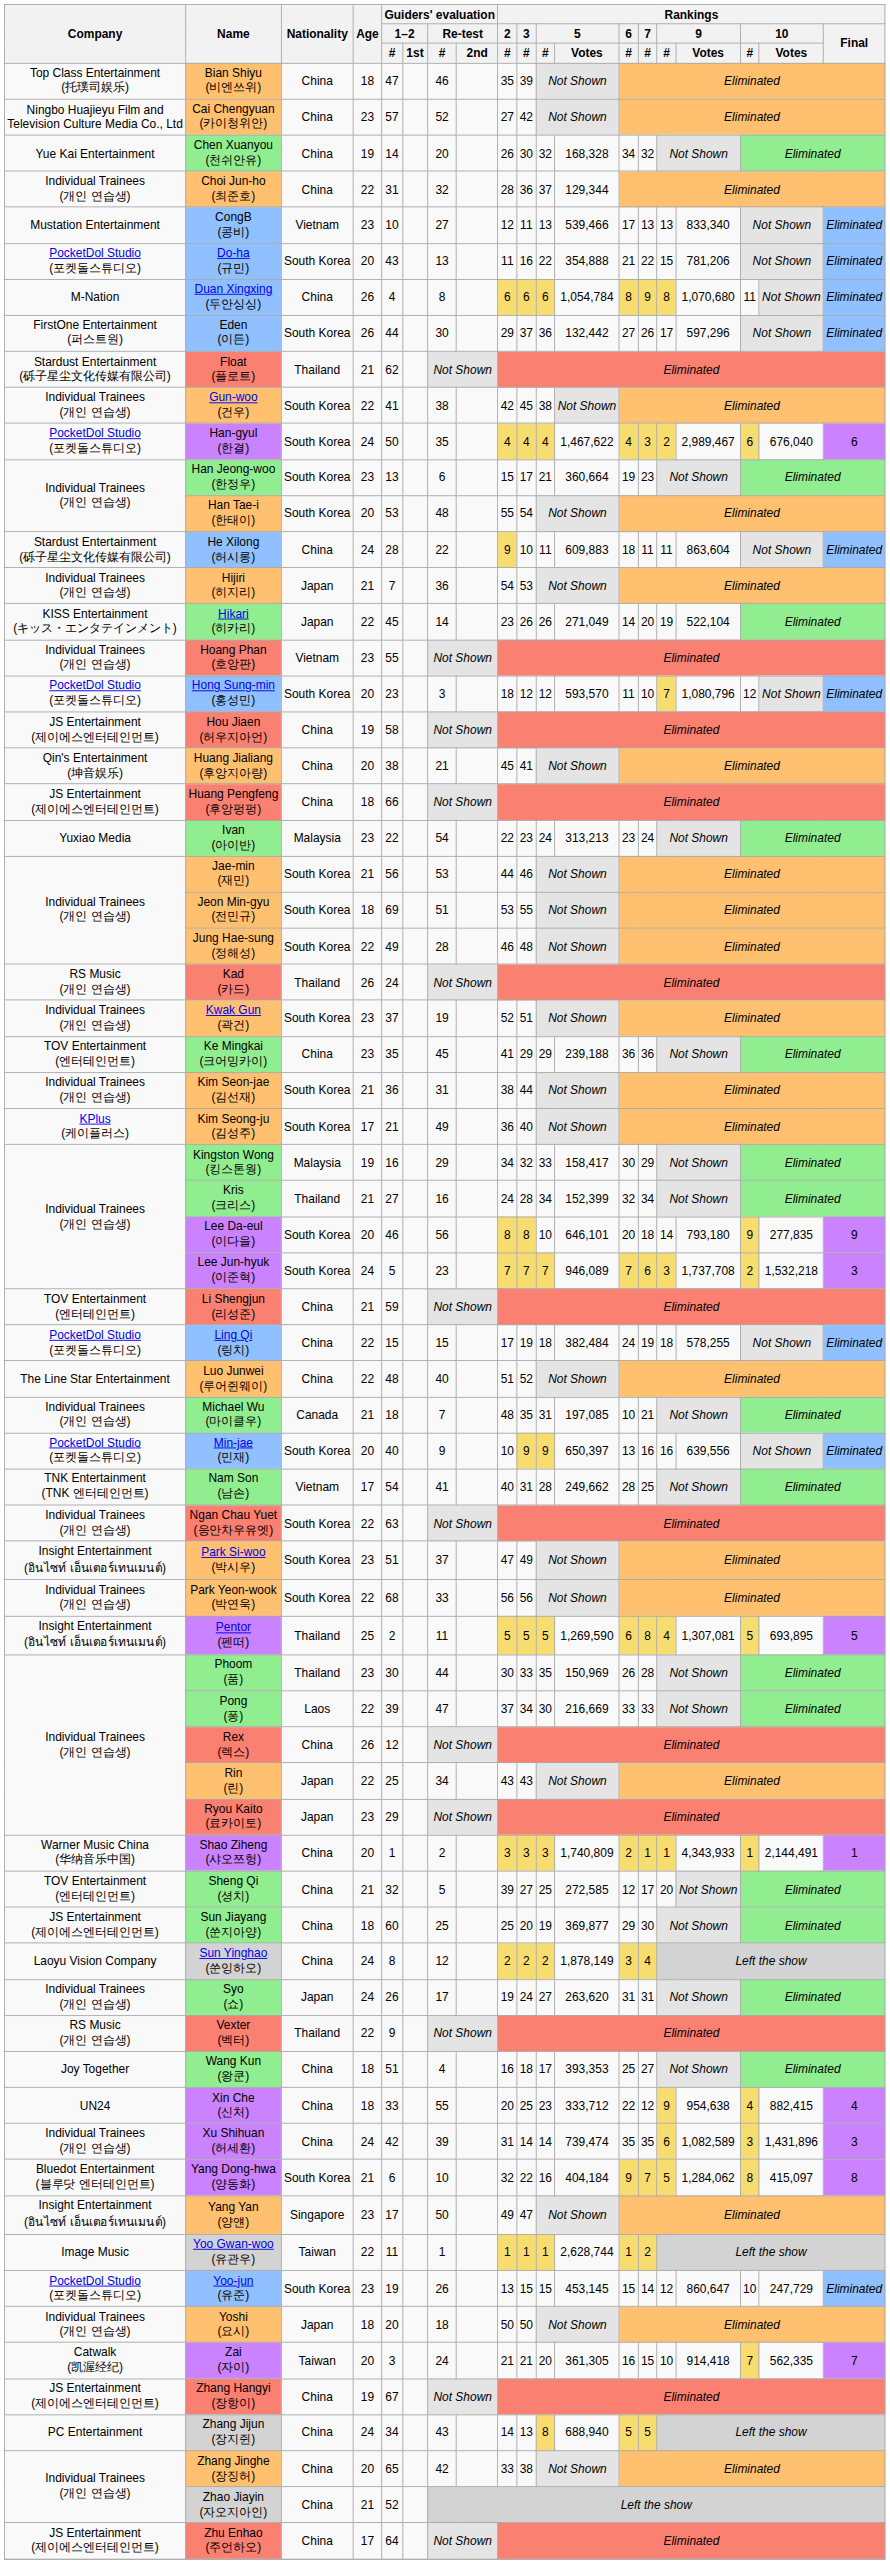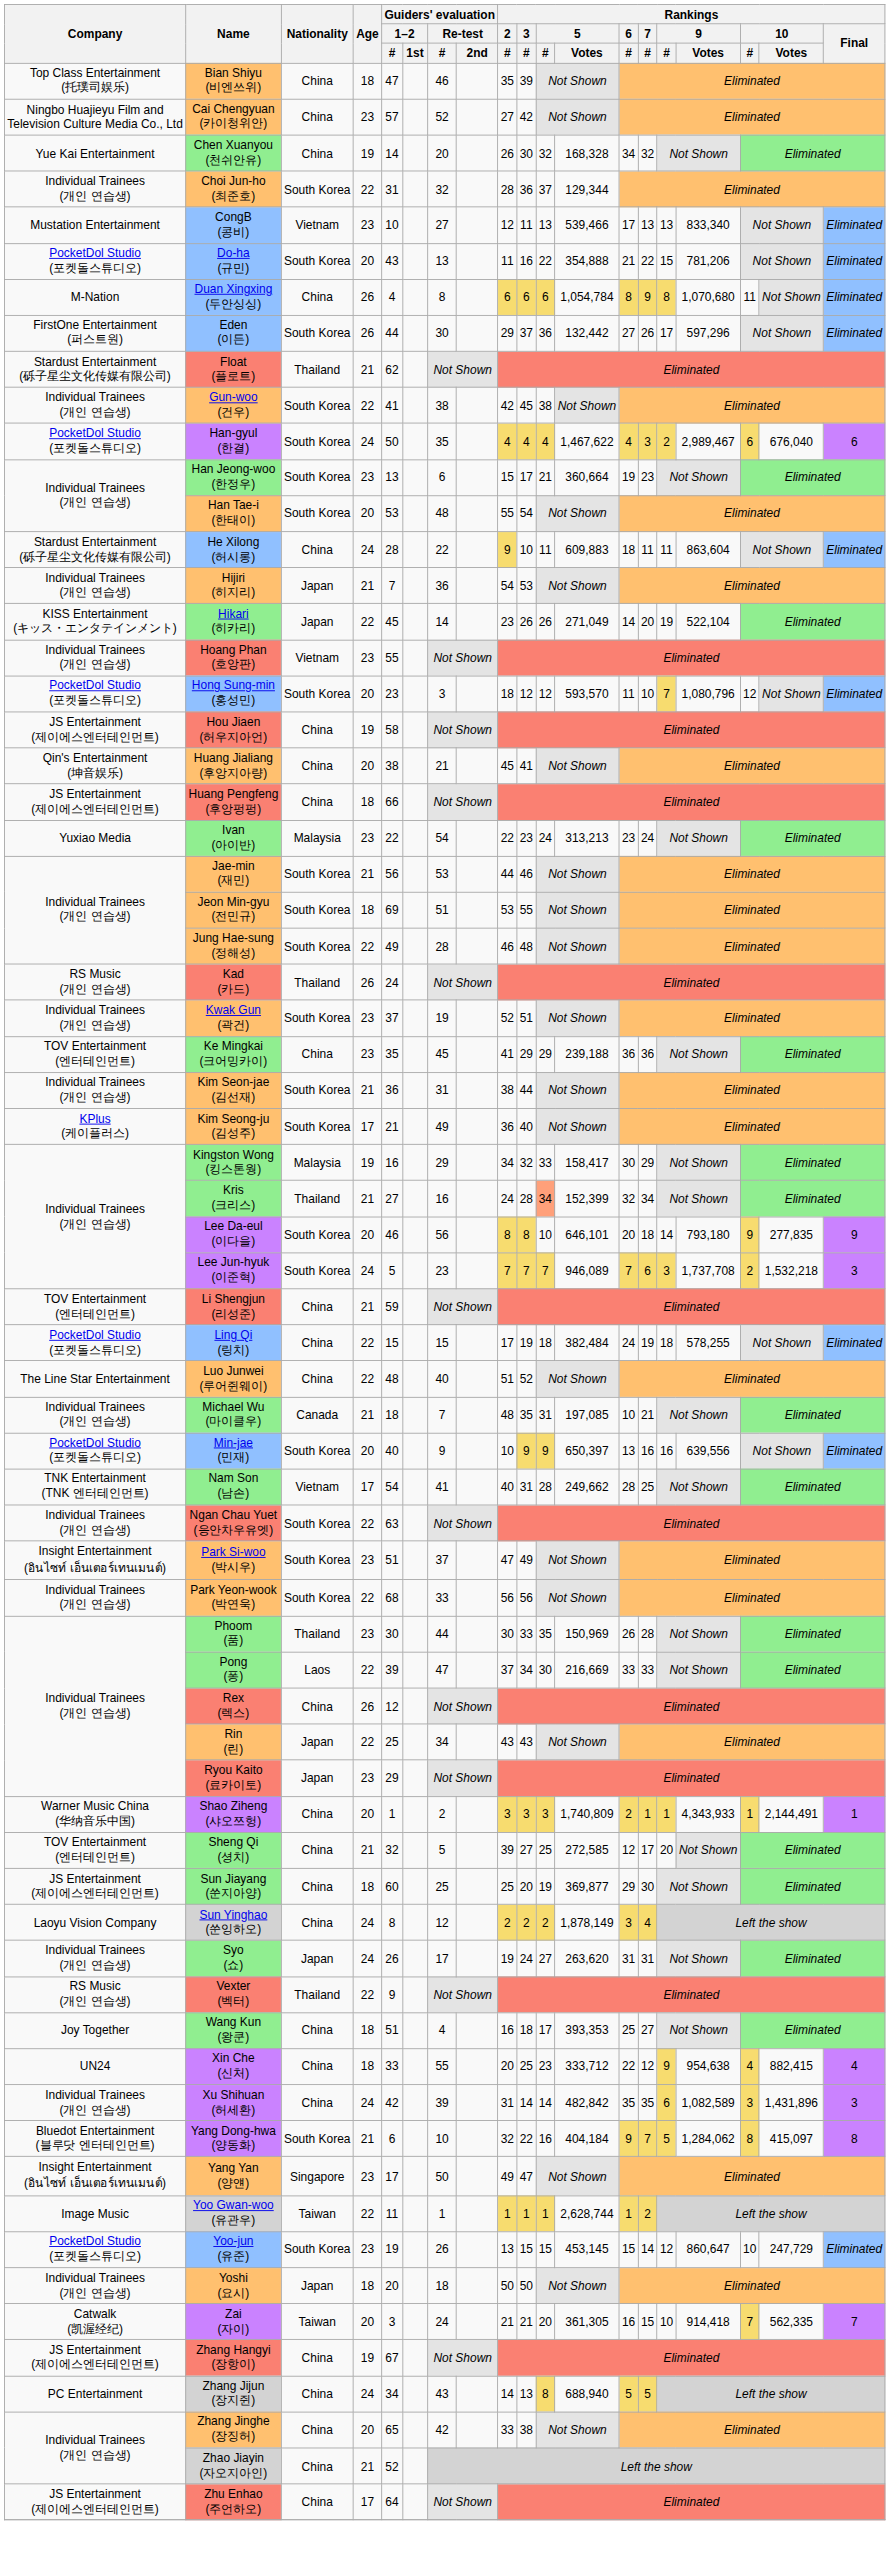(317, 189) China -> (317, 189) South Korea
(545, 1199) no background -> (545, 1199) lightsalmon background
- row: (233, 1634)
(587, 2141) 739,474 -> (587, 2103) 482,842
